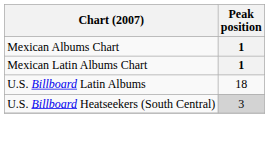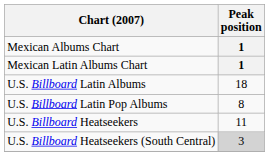+ row: (87, 103)
+ row: (73, 122)
